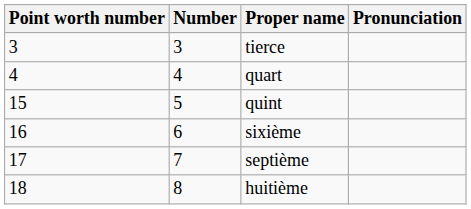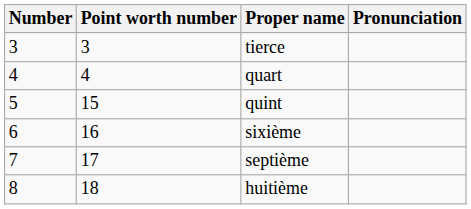columns swapped: (205, 18) <-> (87, 18)
